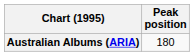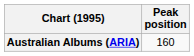(166, 42) 180 -> (166, 42) 160
